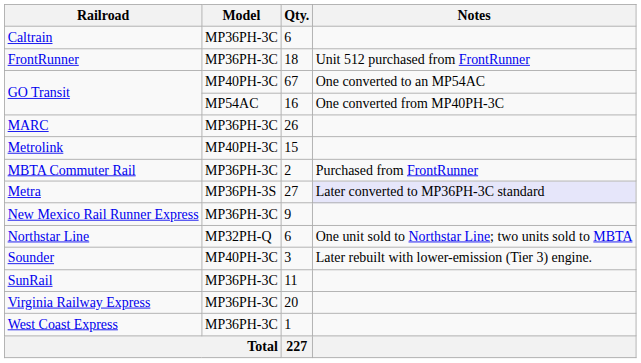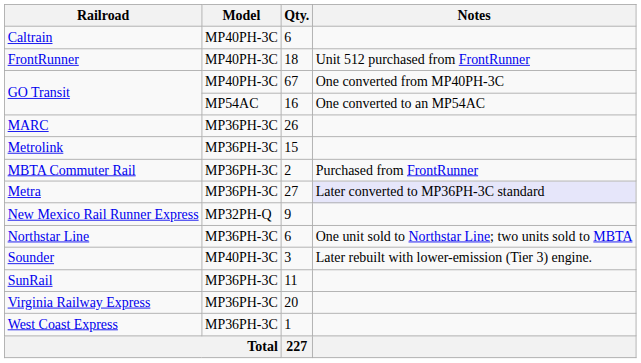(241, 37) MP36PH-3C -> (241, 37) MP40PH-3C
(241, 59) MP36PH-3C -> (241, 59) MP40PH-3C
(400, 81) One converted to an MP54AC -> (410, 81) One converted from MP40PH-3C
(410, 103) One converted from MP40PH-3C -> (400, 103) One converted to an MP54AC
(241, 147) MP40PH-3C -> (241, 147) MP36PH-3C
(241, 192) MP36PH-3S -> (241, 192) MP36PH-3C
(241, 214) MP36PH-3C -> (238, 214) MP32PH-Q
(238, 236) MP32PH-Q -> (241, 236) MP36PH-3C
